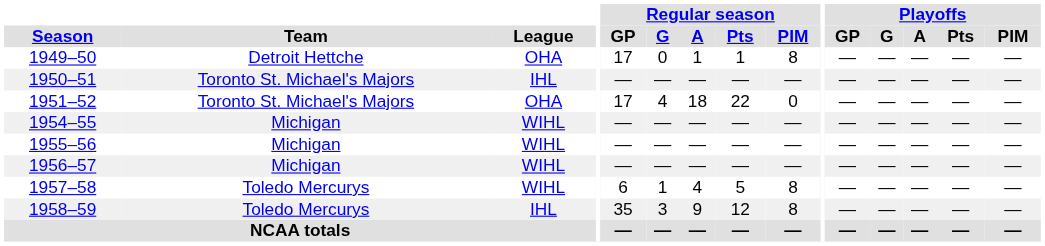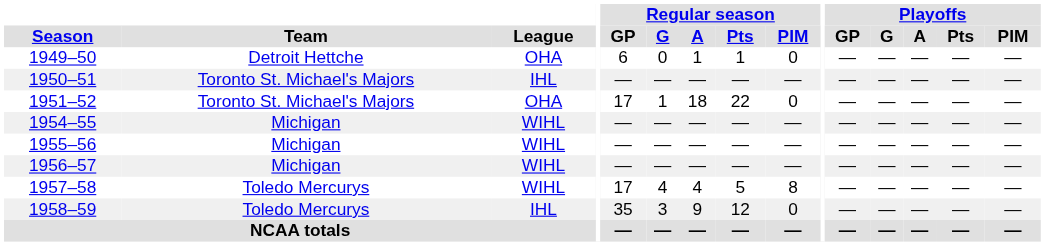(623, 57) 17 -> (623, 57) 6
(793, 57) 8 -> (793, 57) 0
(663, 101) 4 -> (663, 101) 1
(623, 187) 6 -> (623, 187) 17
(663, 187) 1 -> (663, 187) 4
(793, 209) 8 -> (793, 209) 0
